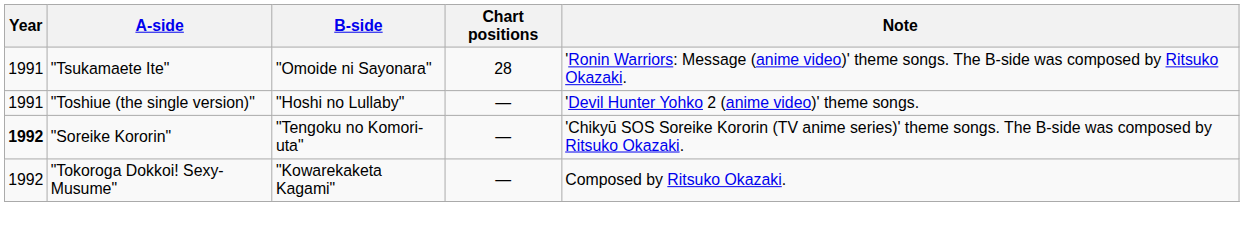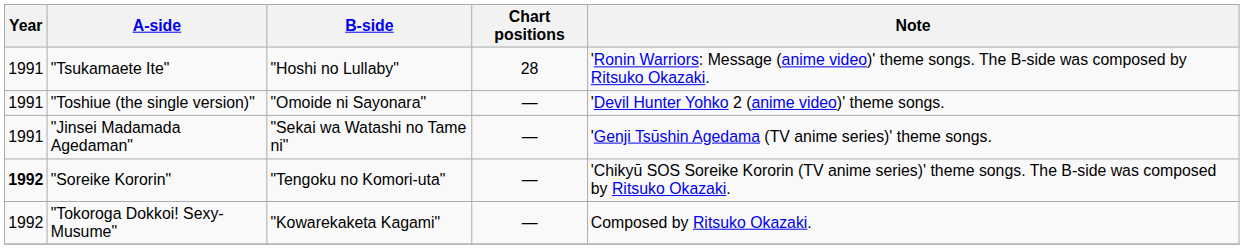(354, 68) "Omoide ni Sayonara" -> (335, 68) "Hoshi no Lullaby"
(340, 102) "Hoshi no Lullaby" -> (348, 102) "Omoide ni Sayonara"
+ row: (116, 136)
